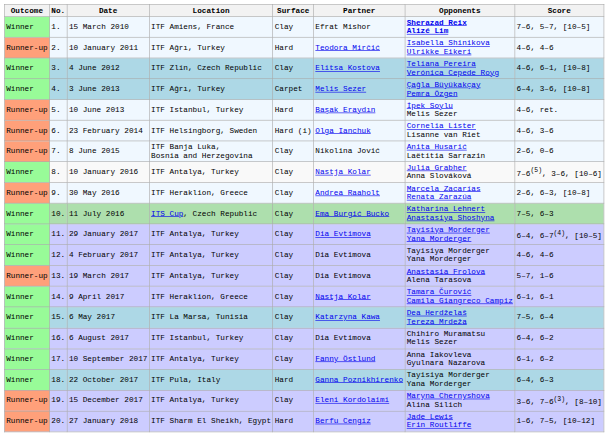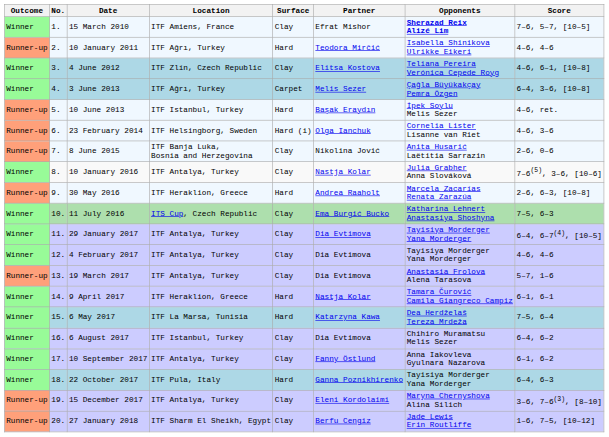(284, 193) Clay -> (284, 193) Hard
(284, 296) Clay -> (284, 296) Hard
(284, 317) Clay -> (284, 317) Hard
(284, 421) Hard -> (284, 421) Clay
